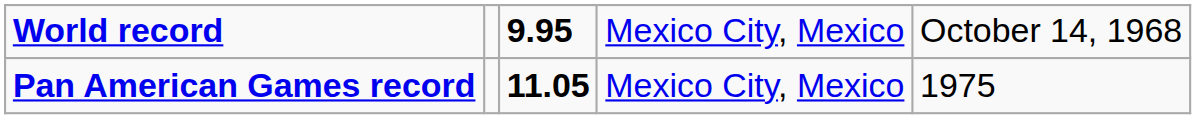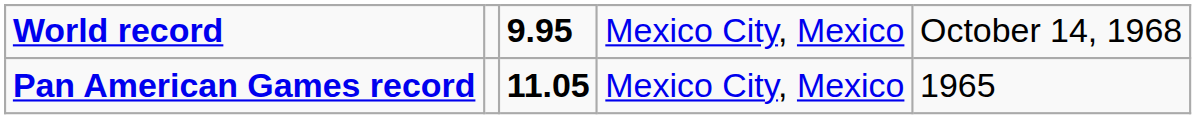(958, 85) 1975 -> (958, 85) 1965
